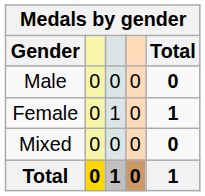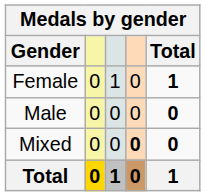rows swapped: (45, 113) <-> (45, 82)
(135, 144) normal -> (135, 144) bold
